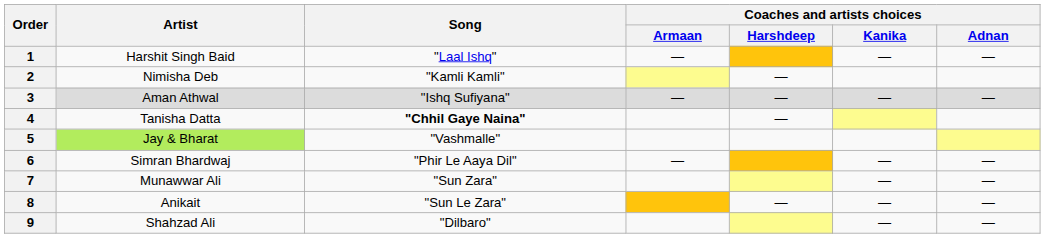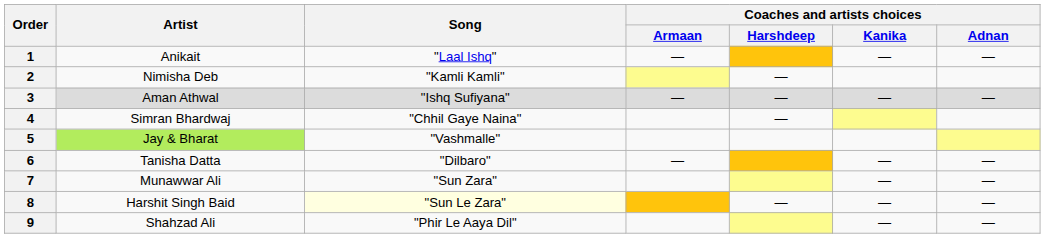(180, 56) Harshit Singh Baid -> (180, 56) Anikait
(180, 118) Tanisha Datta -> (180, 118) Simran Bhardwaj
(465, 118) bold -> (465, 118) normal
(180, 160) Simran Bhardwaj -> (180, 160) Tanisha Datta
(465, 160) "Phir Le Aaya Dil" -> (465, 160) "Dilbaro"
(180, 202) Anikait -> (180, 202) Harshit Singh Baid
(465, 202) no background -> (465, 202) lightyellow background
(465, 222) "Dilbaro" -> (465, 222) "Phir Le Aaya Dil"
